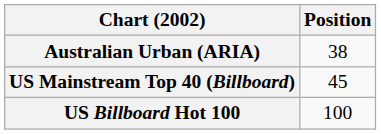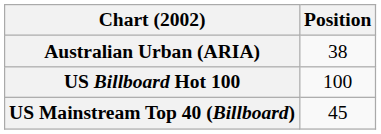rows swapped: (152, 112) <-> (152, 81)
